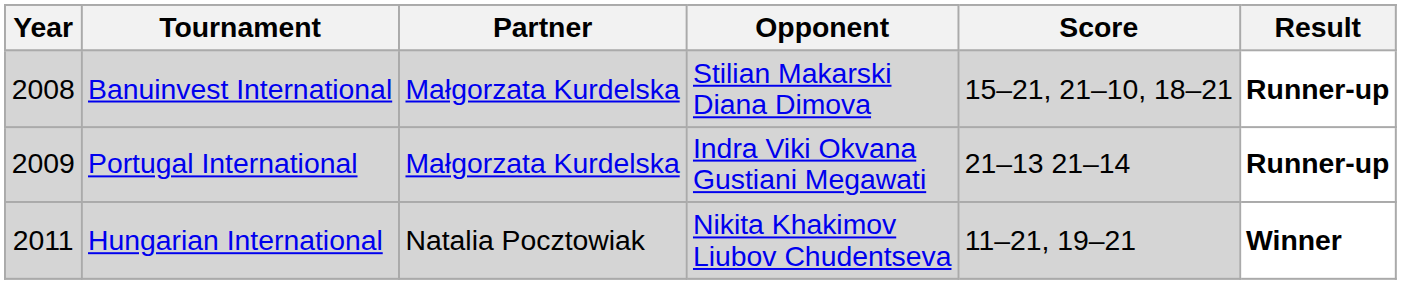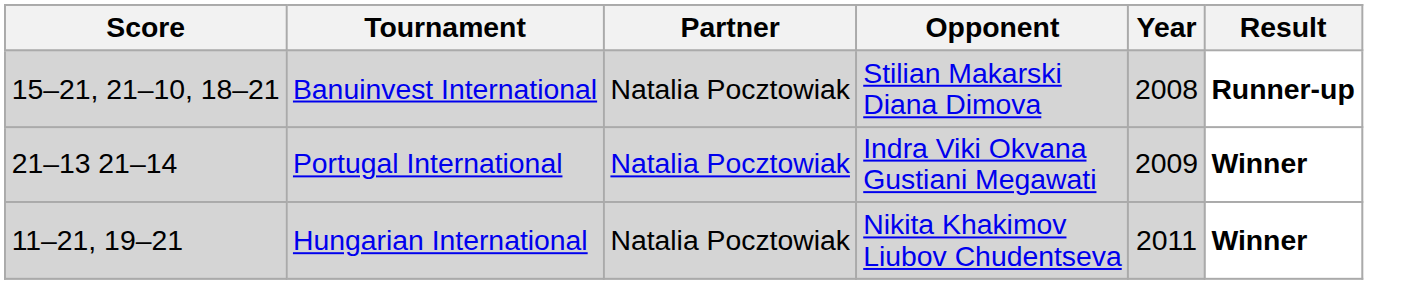columns swapped: (43, 28) <-> (1099, 28)
(543, 88) Małgorzata Kurdelska -> (730, 88) Natalia Pocztowiak
(543, 165) Małgorzata Kurdelska -> (730, 165) Natalia Pocztowiak
(1318, 165) Runner-up -> (1259, 165) Winner
